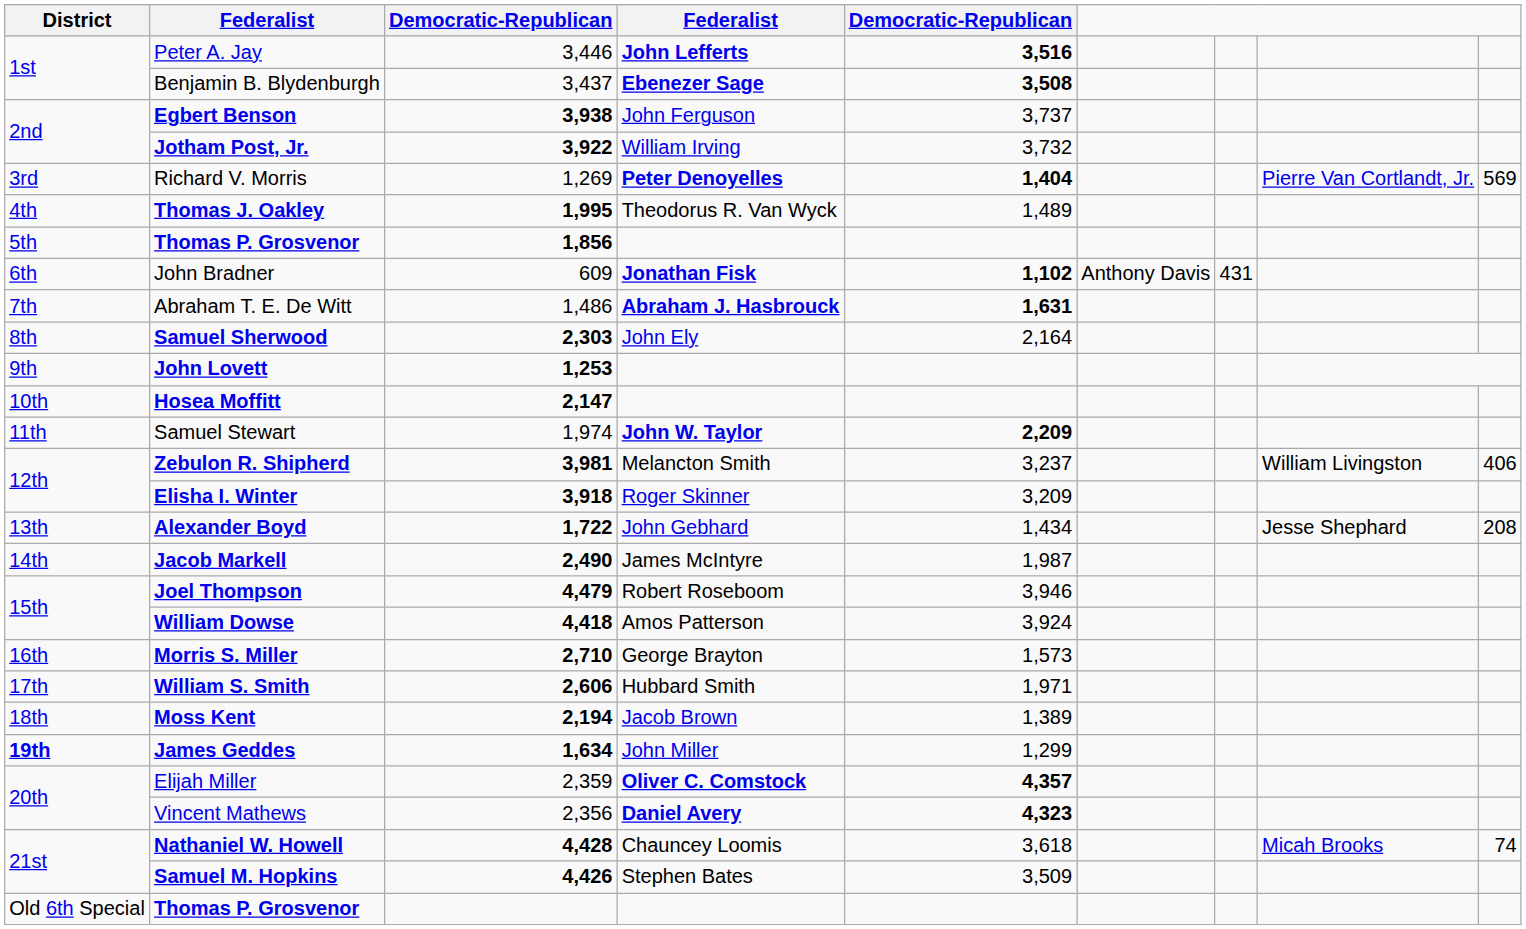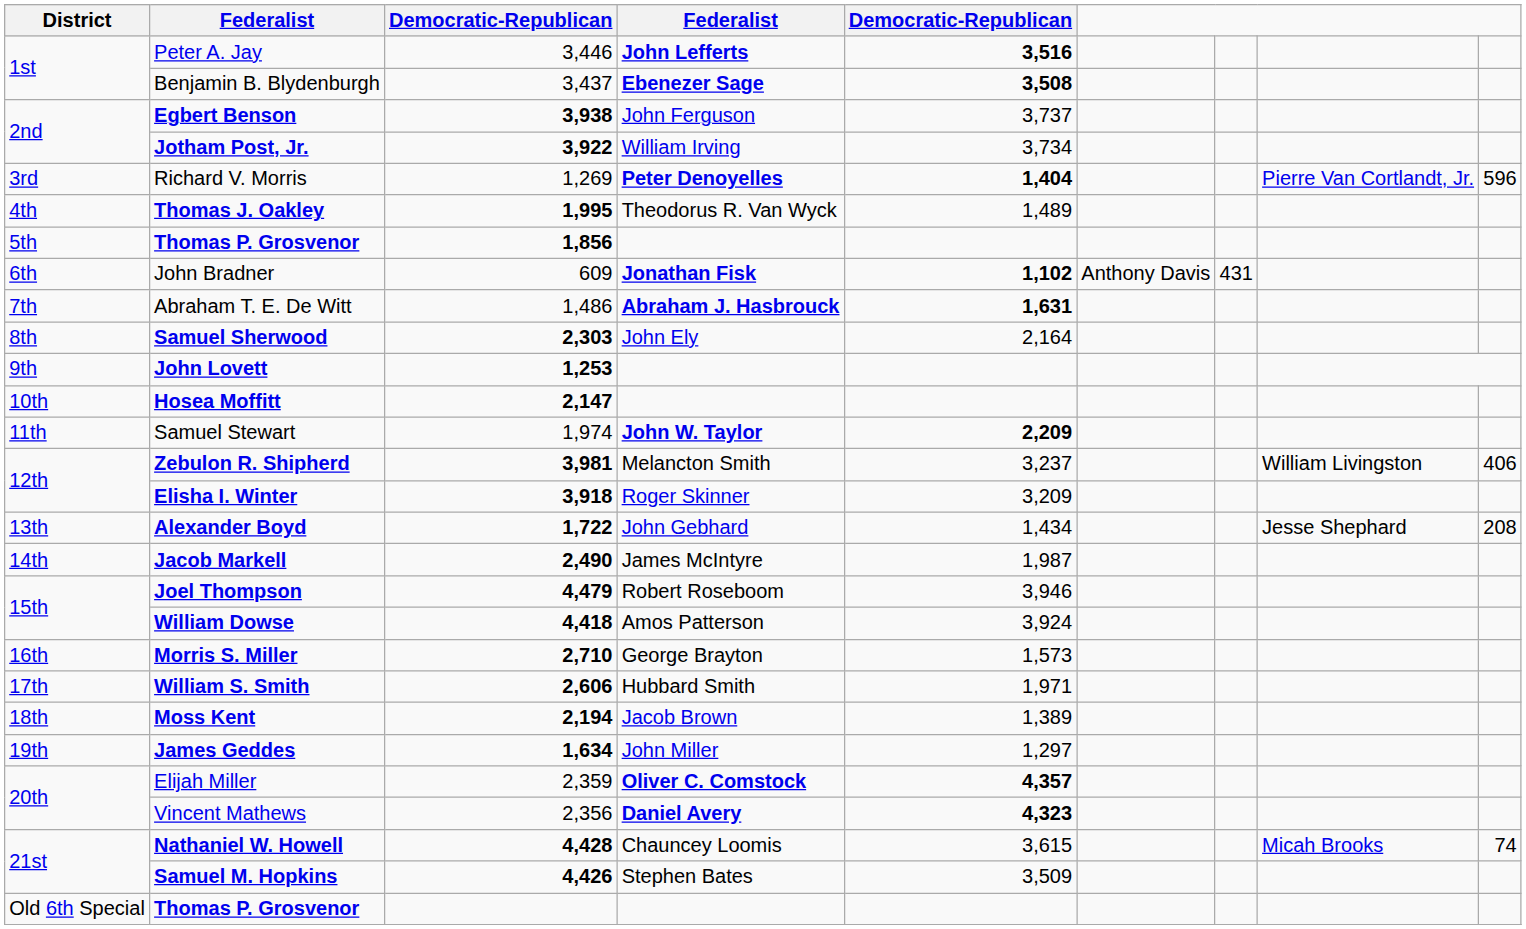(1047, 147) 3,732 -> (1047, 147) 3,734
(1500, 178) 569 -> (1500, 178) 596
(30, 749) bold -> (29, 749) normal
(1047, 749) 1,299 -> (1047, 749) 1,297
(1047, 845) 3,618 -> (1047, 845) 3,615
